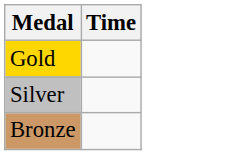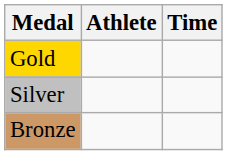+ column: (121, 22)
